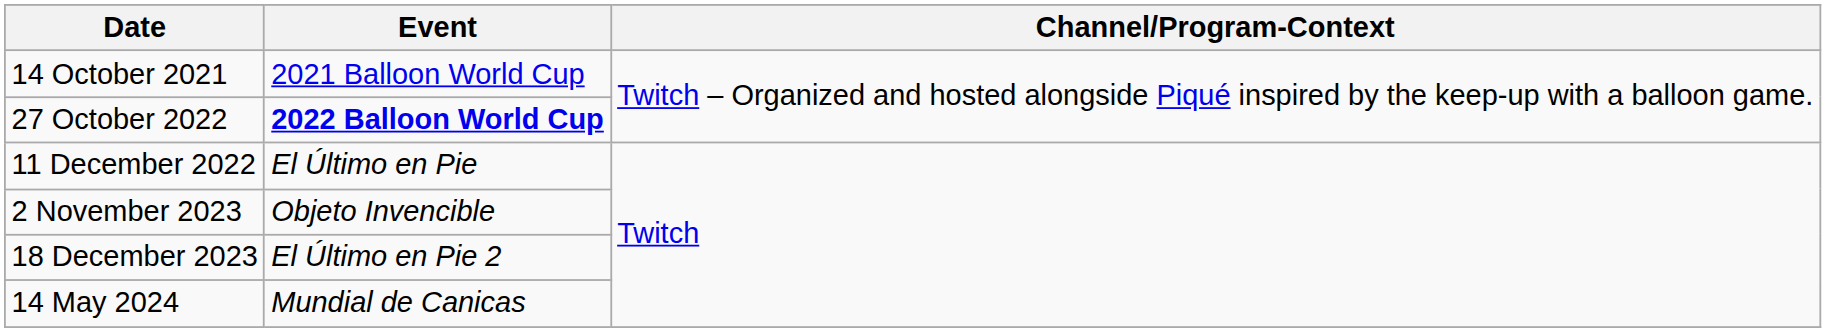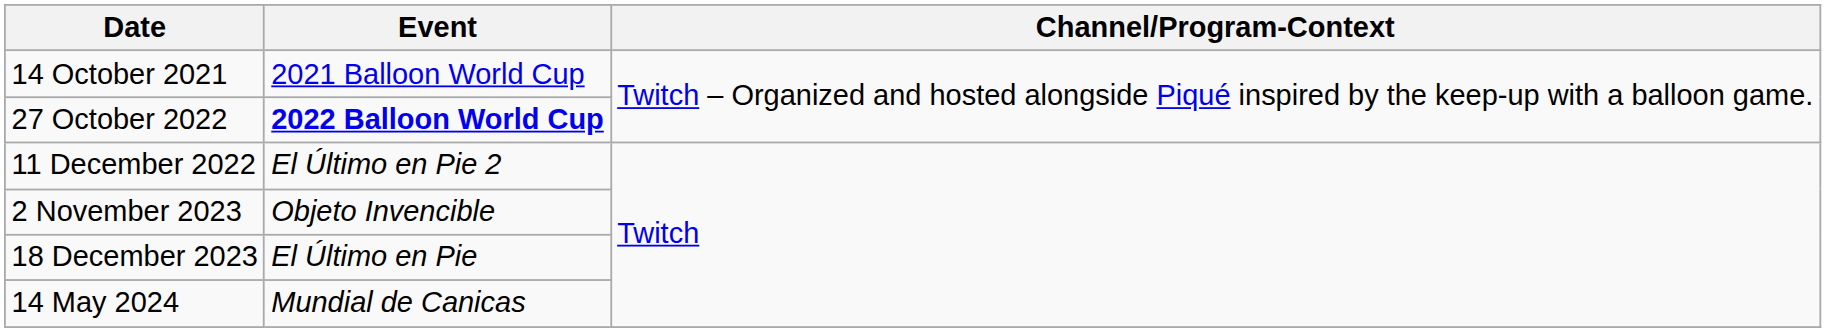(374, 165) El Último en Pie -> (386, 165) El Último en Pie 2
(386, 257) El Último en Pie 2 -> (374, 257) El Último en Pie
